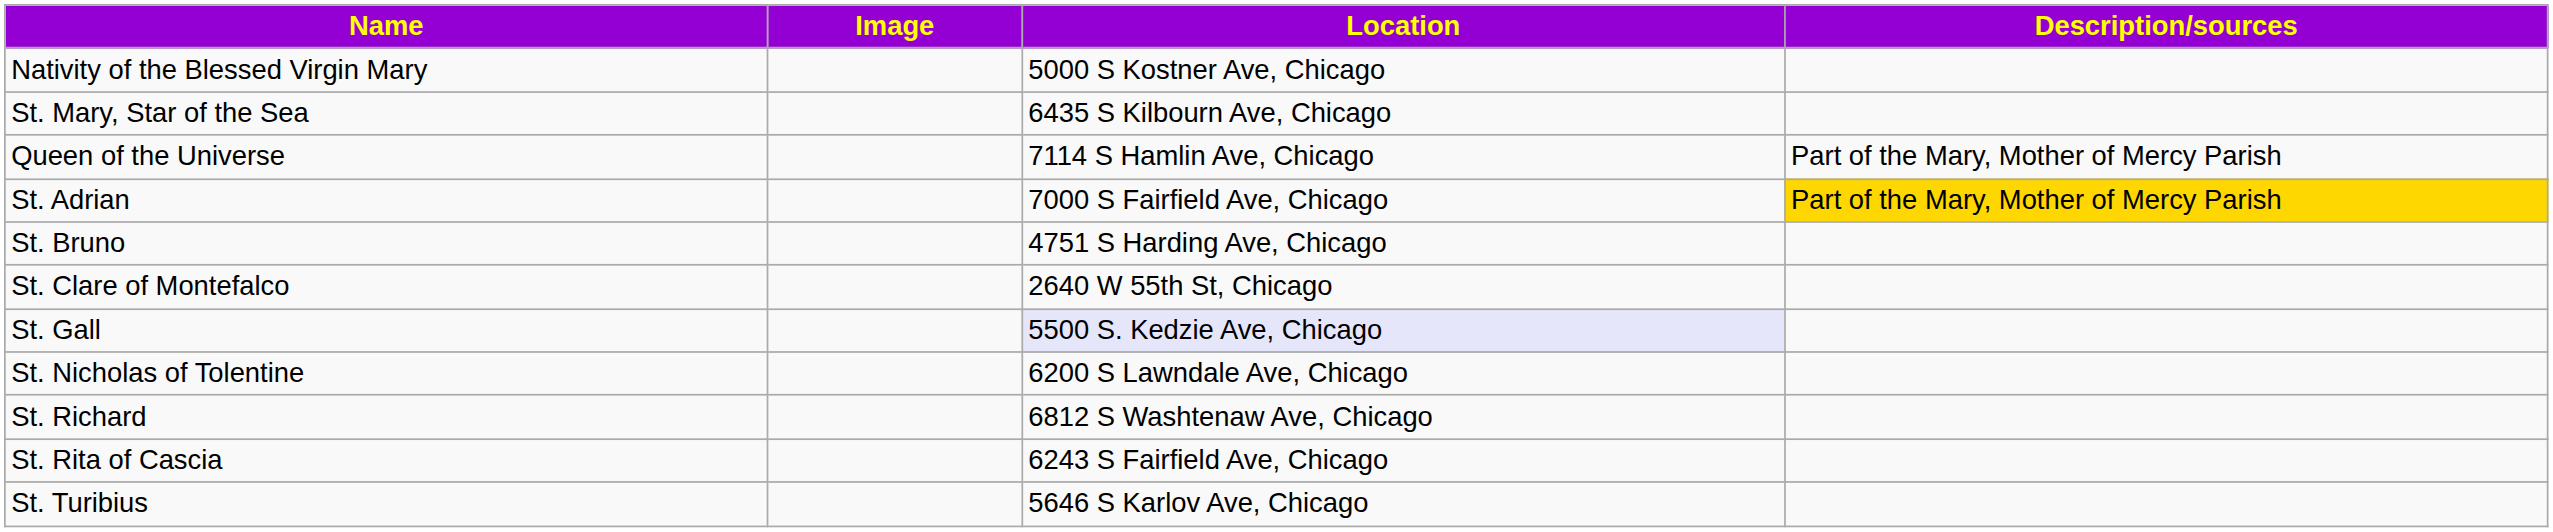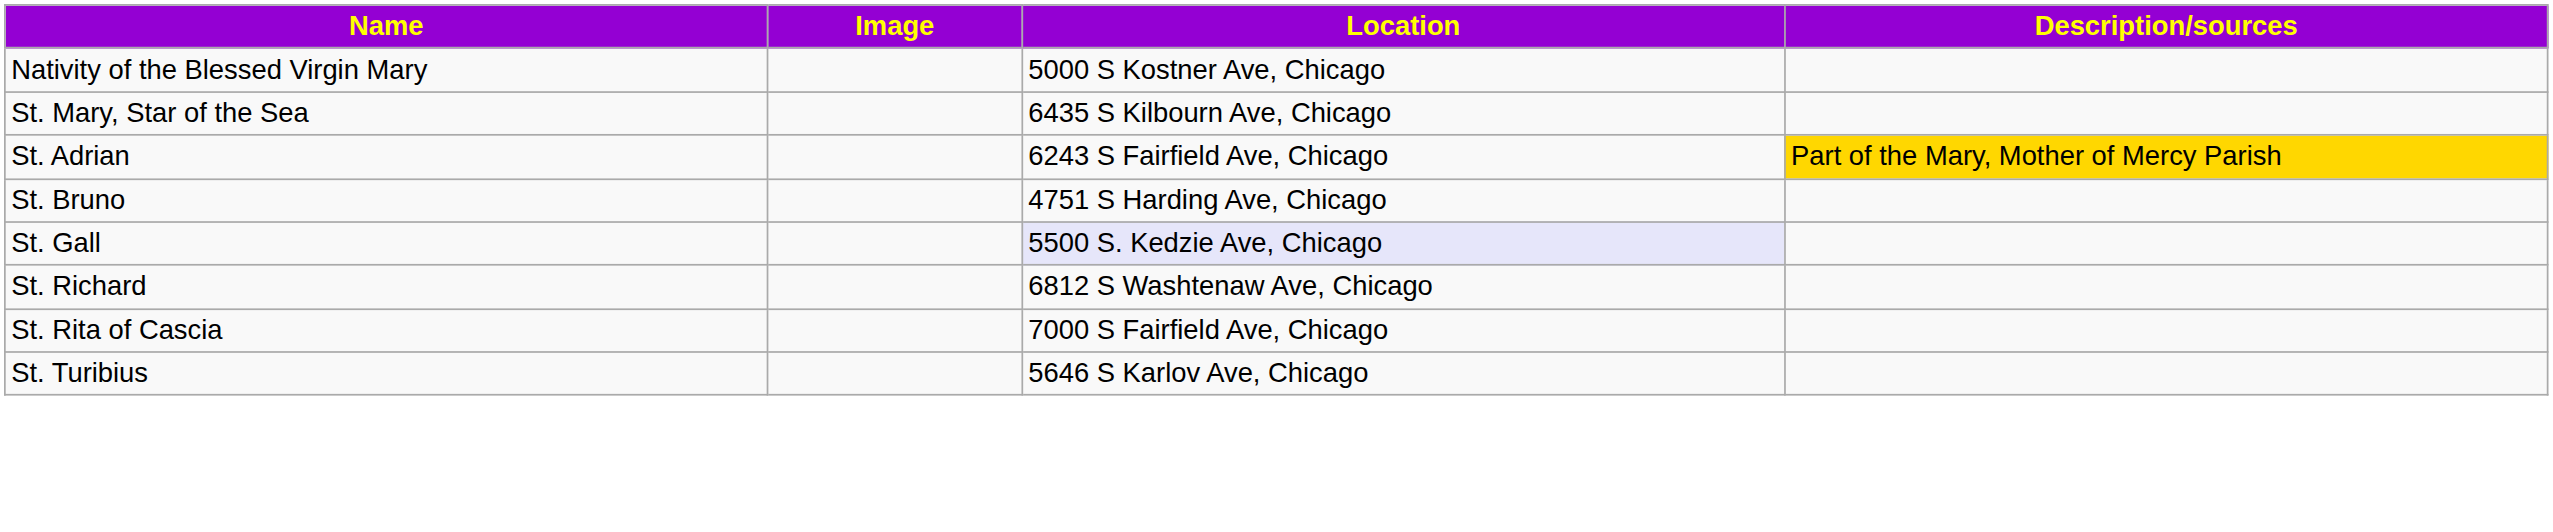- row: (148, 156)
(1208, 199) 7000 S Fairfield Ave, Chicago -> (1208, 156) 6243 S Fairfield Ave, Chicago
- row: (150, 286)
- row: (158, 373)
(1208, 460) 6243 S Fairfield Ave, Chicago -> (1208, 329) 7000 S Fairfield Ave, Chicago
